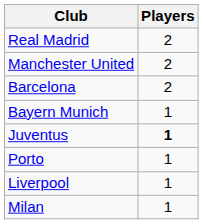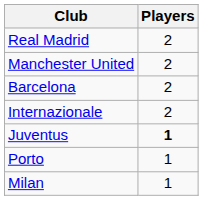+ row: (55, 111)
- row: (58, 111)
- row: (38, 183)
